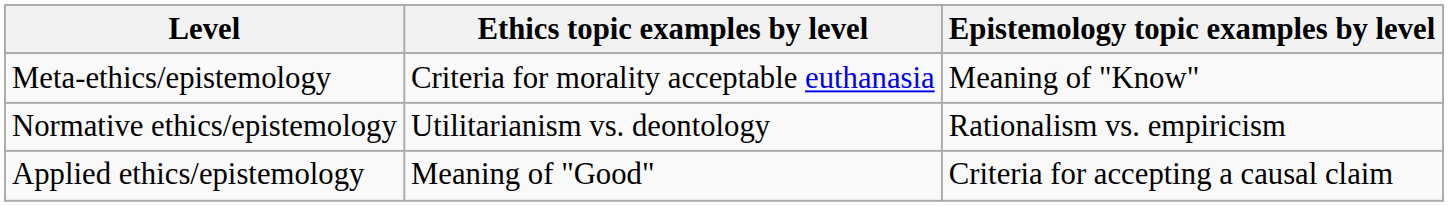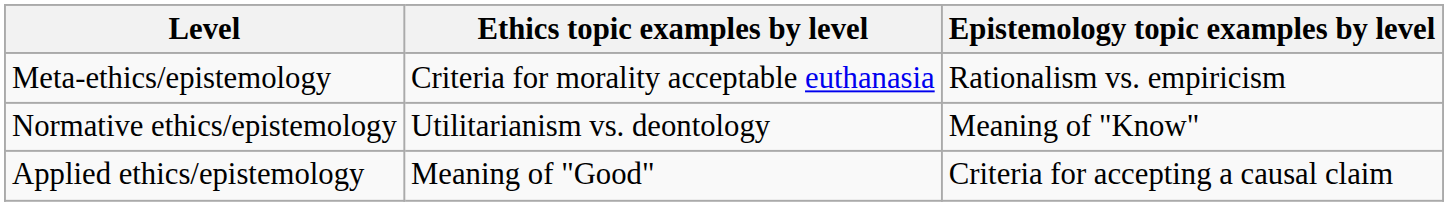(1074, 77) Meaning of "Know" -> (1117, 77) Rationalism vs. empiricism
(1117, 126) Rationalism vs. empiricism -> (1074, 126) Meaning of "Know"
